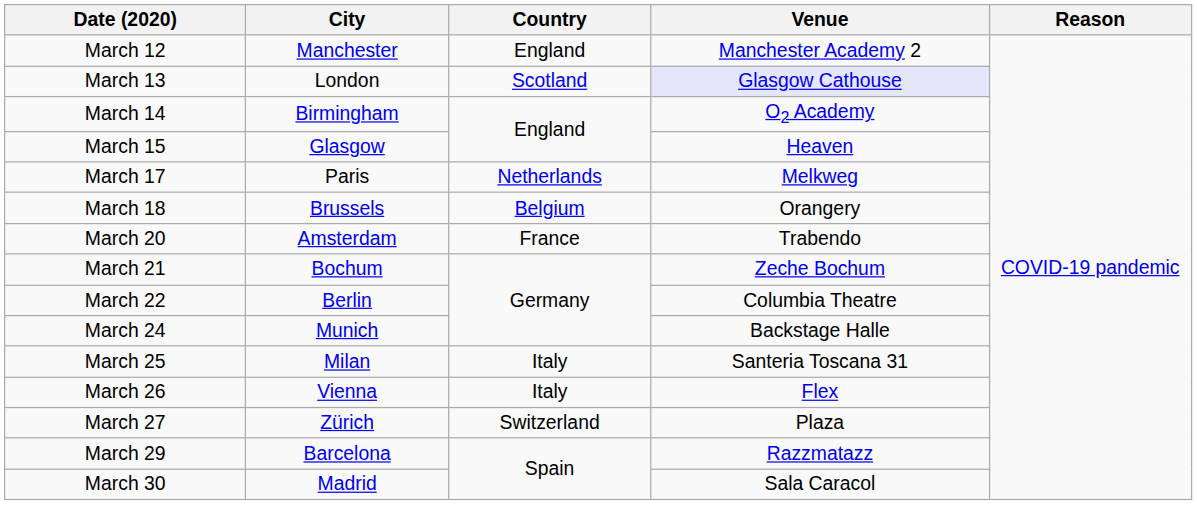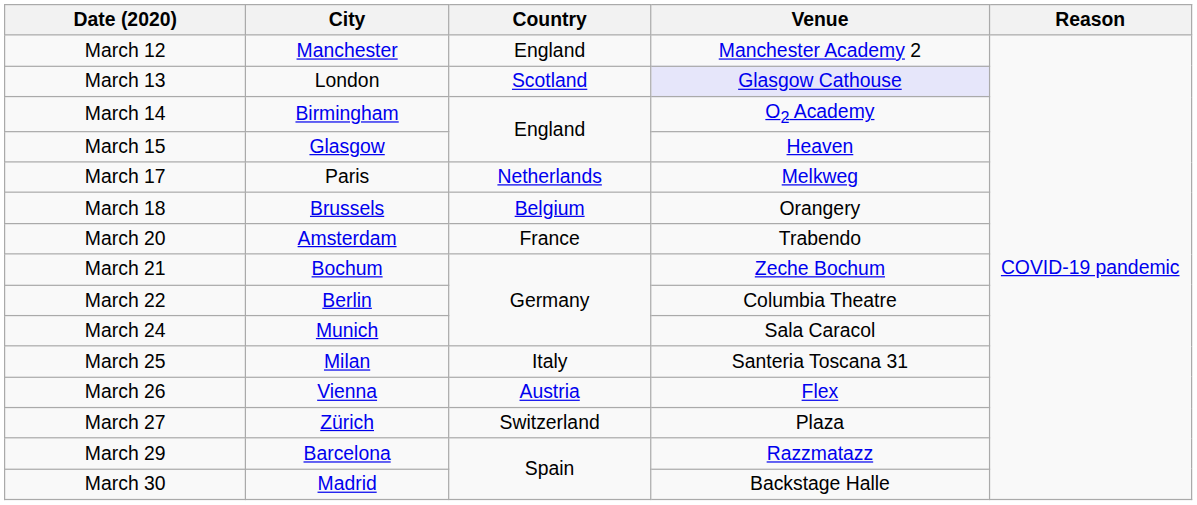(820, 330) Backstage Halle -> (820, 330) Sala Caracol
(550, 392) Italy -> (550, 392) Austria
(820, 484) Sala Caracol -> (820, 484) Backstage Halle
